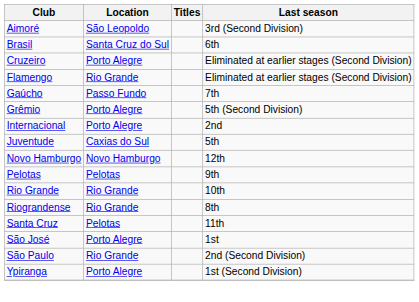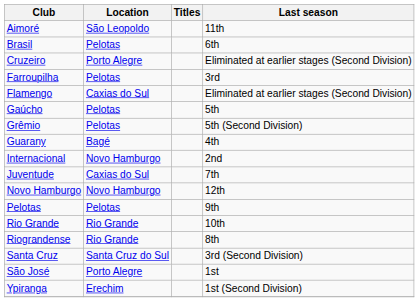(254, 28) 3rd (Second Division) -> (215, 28) 11th
(128, 45) Santa Cruz do Sul -> (103, 45) Pelotas
+ row: (33, 77)
(112, 77) Rio Grande -> (118, 93) Caxias do Sul
(116, 93) Passo Fundo -> (103, 110) Pelotas
(212, 93) 7th -> (212, 110) 5th
(114, 110) Porto Alegre -> (103, 126) Pelotas
+ row: (26, 142)
(114, 126) Porto Alegre -> (123, 158) Novo Hamburgo
(212, 142) 5th -> (212, 175) 7th
(103, 223) Pelotas -> (128, 256) Santa Cruz do Sul
(215, 223) 11th -> (254, 256) 3rd (Second Division)
- row: (30, 256)
(114, 272) Porto Alegre -> (105, 288) Erechim
